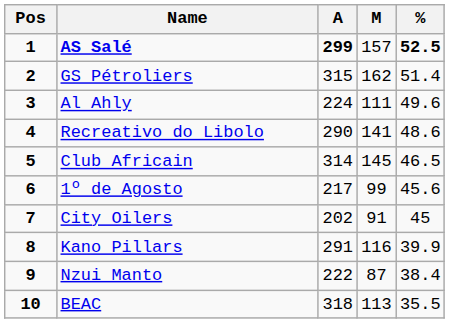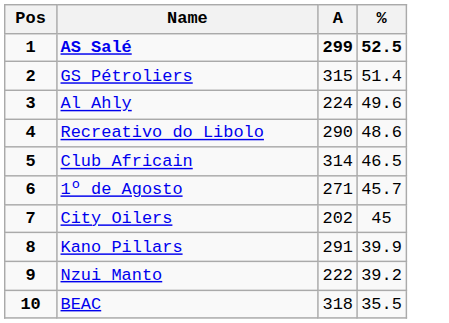- column: (376, 19)
(338, 190) 217 -> (338, 190) 271
(420, 190) 45.6 -> (382, 190) 45.7
(420, 275) 38.4 -> (382, 275) 39.2
